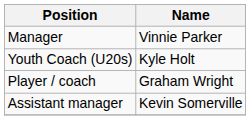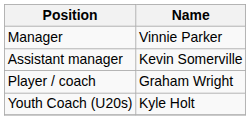rows swapped: (65, 103) <-> (70, 59)
